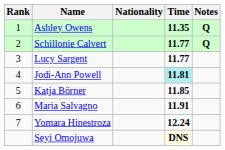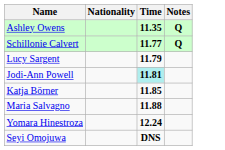- column: (18, 12)
(178, 59) 11.77 -> (151, 59) 11.79
(178, 106) 11.91 -> (151, 106) 11.88
(178, 138) lightyellow background -> (151, 138) no background
